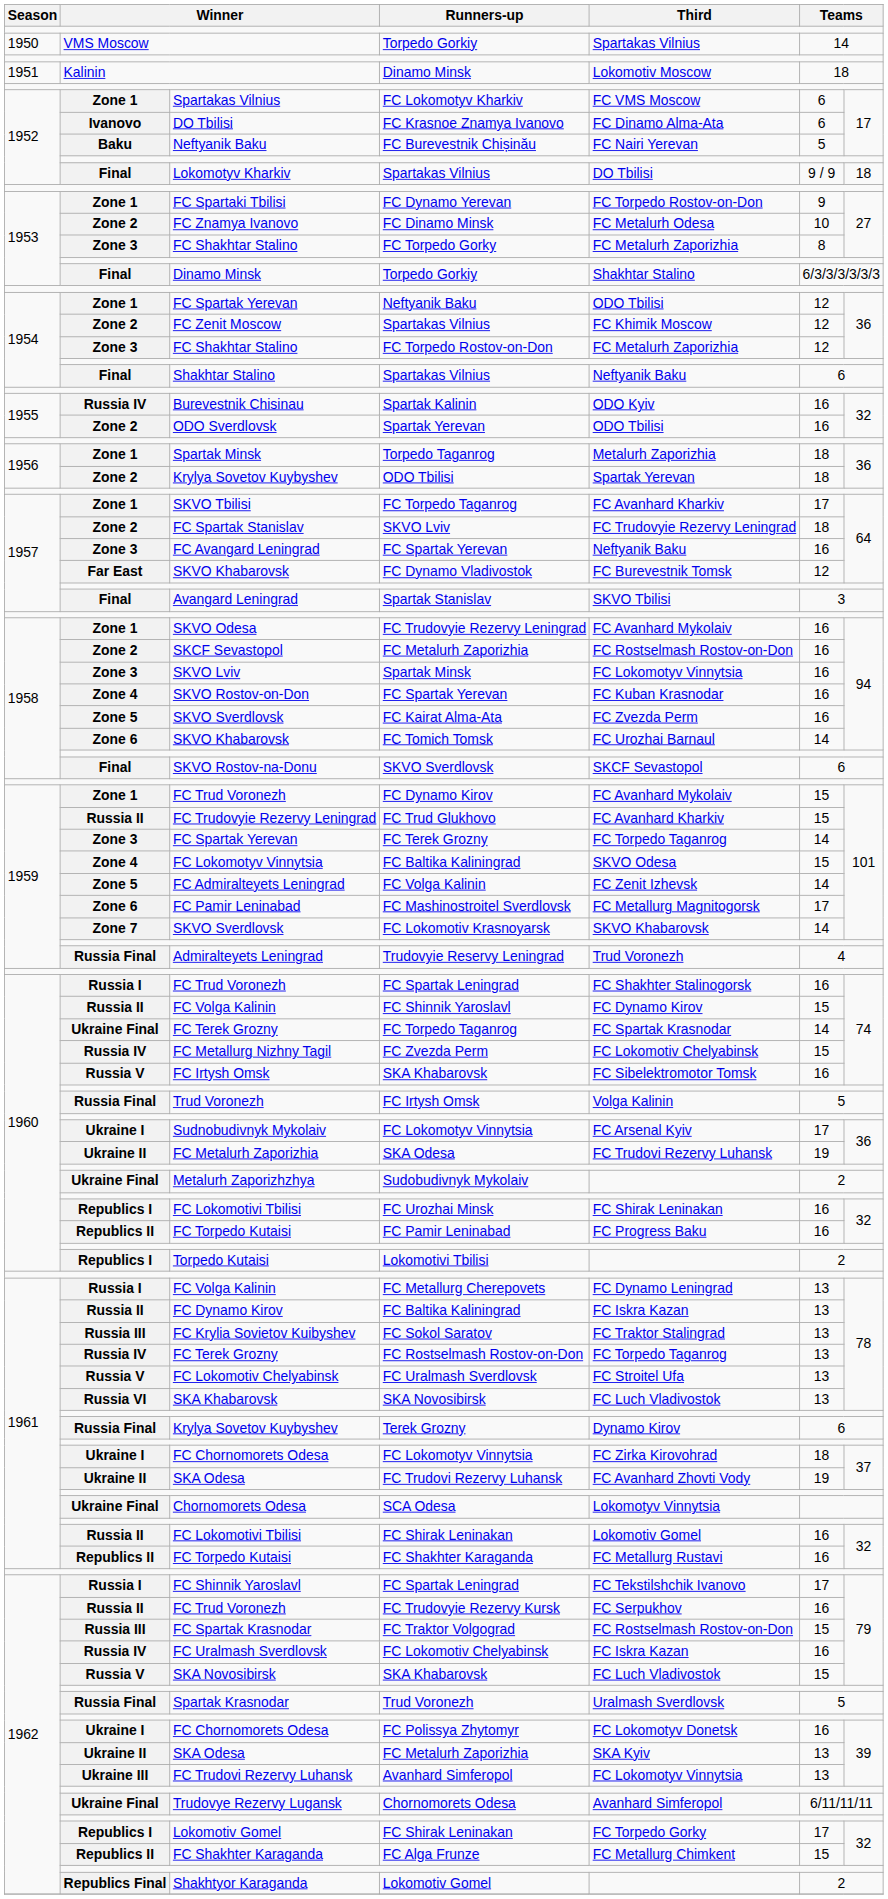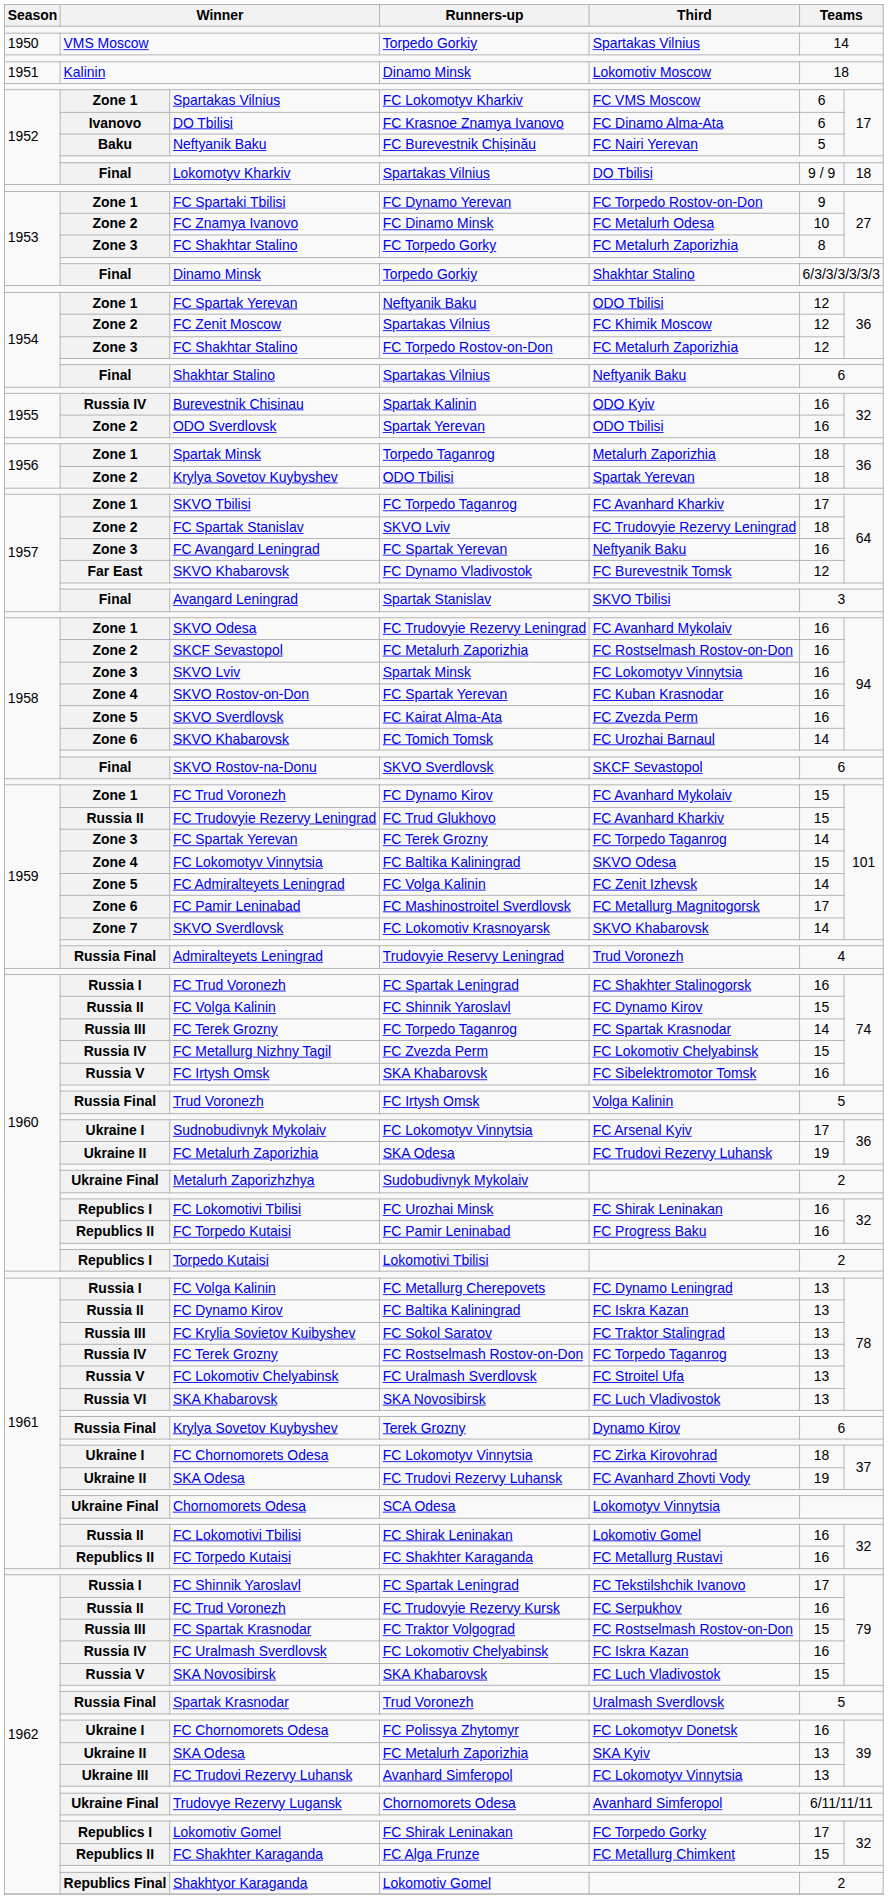(115, 1029) Ukraine Final -> (115, 1029) Russia III
